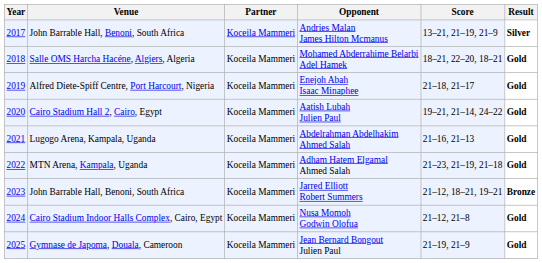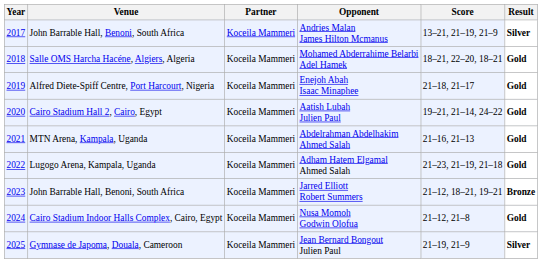(93, 139) Lugogo Arena, Kampala, Uganda -> (88, 139) MTN Arena, Kampala, Uganda
(88, 166) MTN Arena, Kampala, Uganda -> (93, 166) Lugogo Arena, Kampala, Uganda
(517, 245) Gold -> (518, 245) Silver
